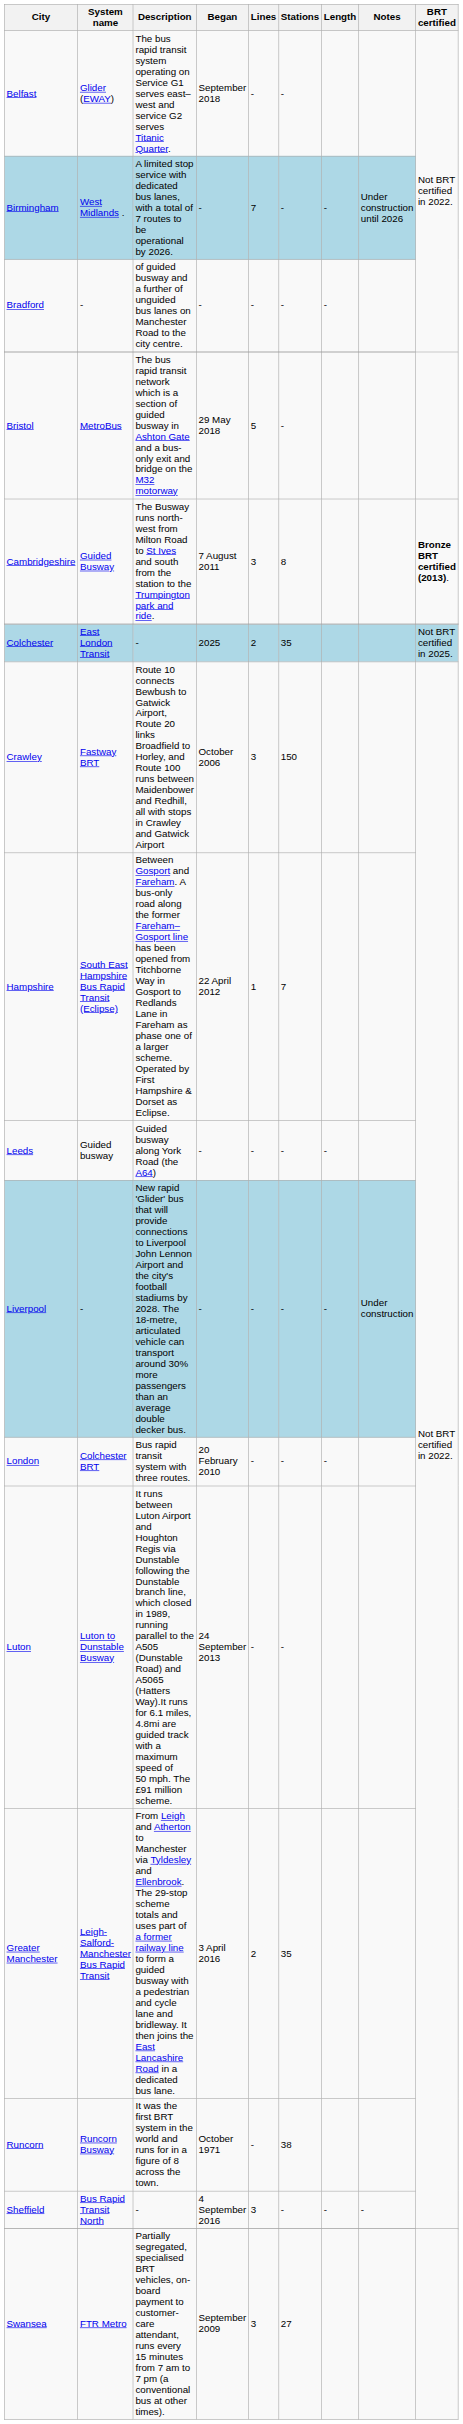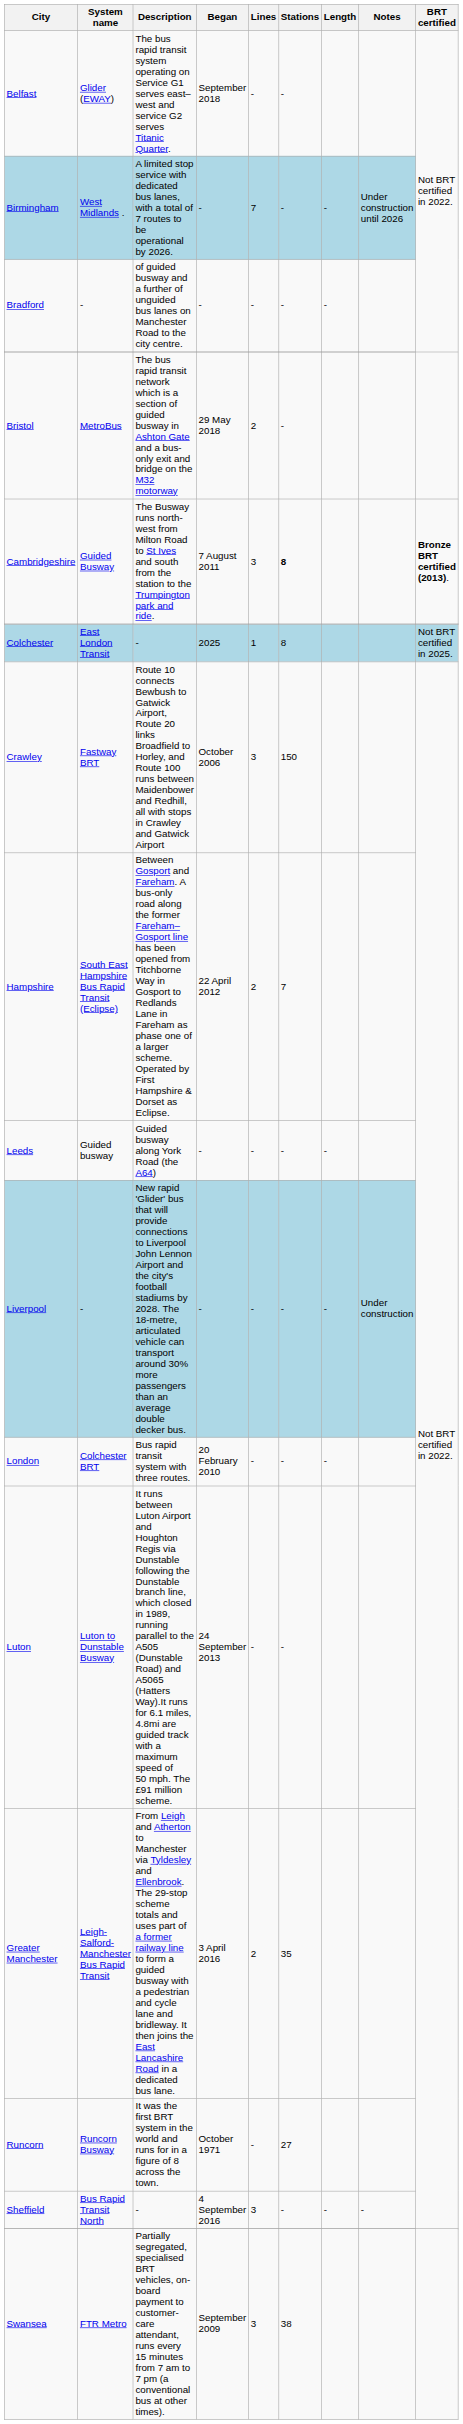(253, 425) 5 -> (253, 425) 2
(283, 561) normal -> (283, 561) bold
(253, 643) 2 -> (253, 643) 1
(286, 643) 35 -> (283, 643) 8
(253, 987) 1 -> (253, 987) 2
(286, 2144) 38 -> (286, 2144) 27
(286, 2324) 27 -> (286, 2324) 38
